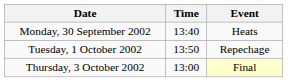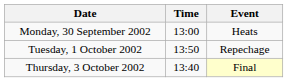(186, 31) 13:40 -> (186, 31) 13:00
(186, 67) 13:00 -> (186, 67) 13:40
